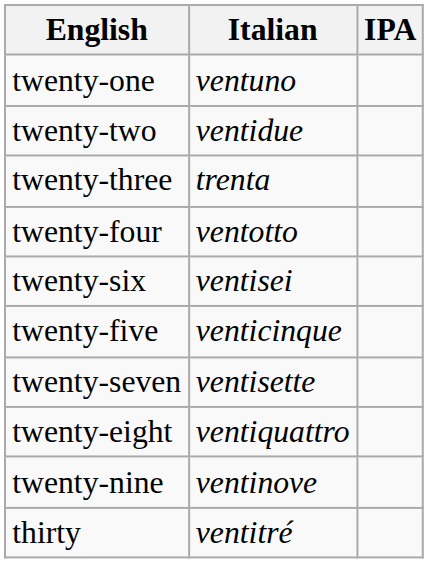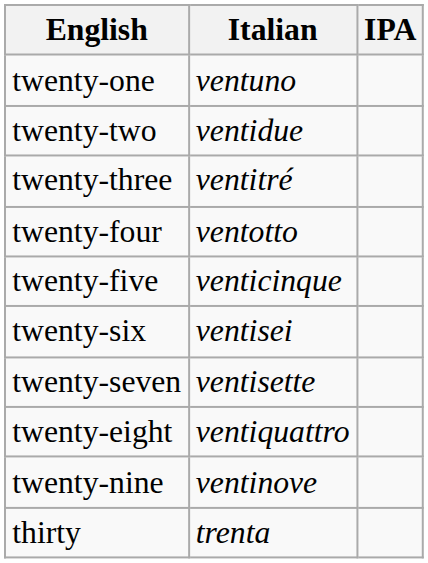(233, 180) trenta -> (244, 180) ventitré
rows swapped: (85, 331) <-> (79, 280)
(244, 532) ventitré -> (233, 532) trenta
